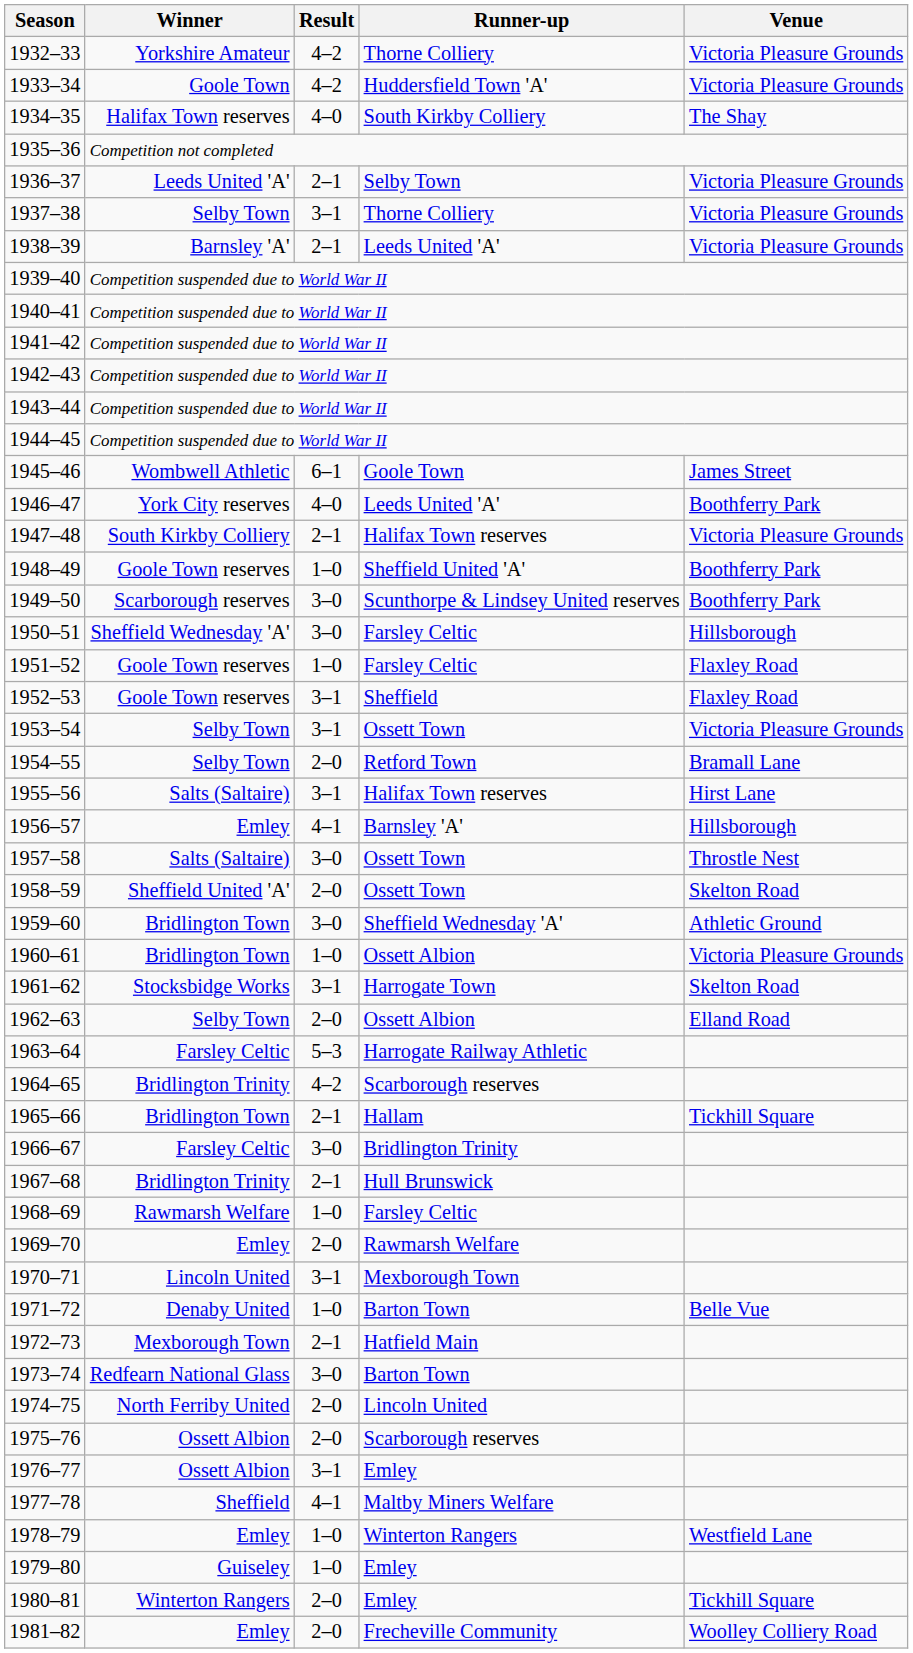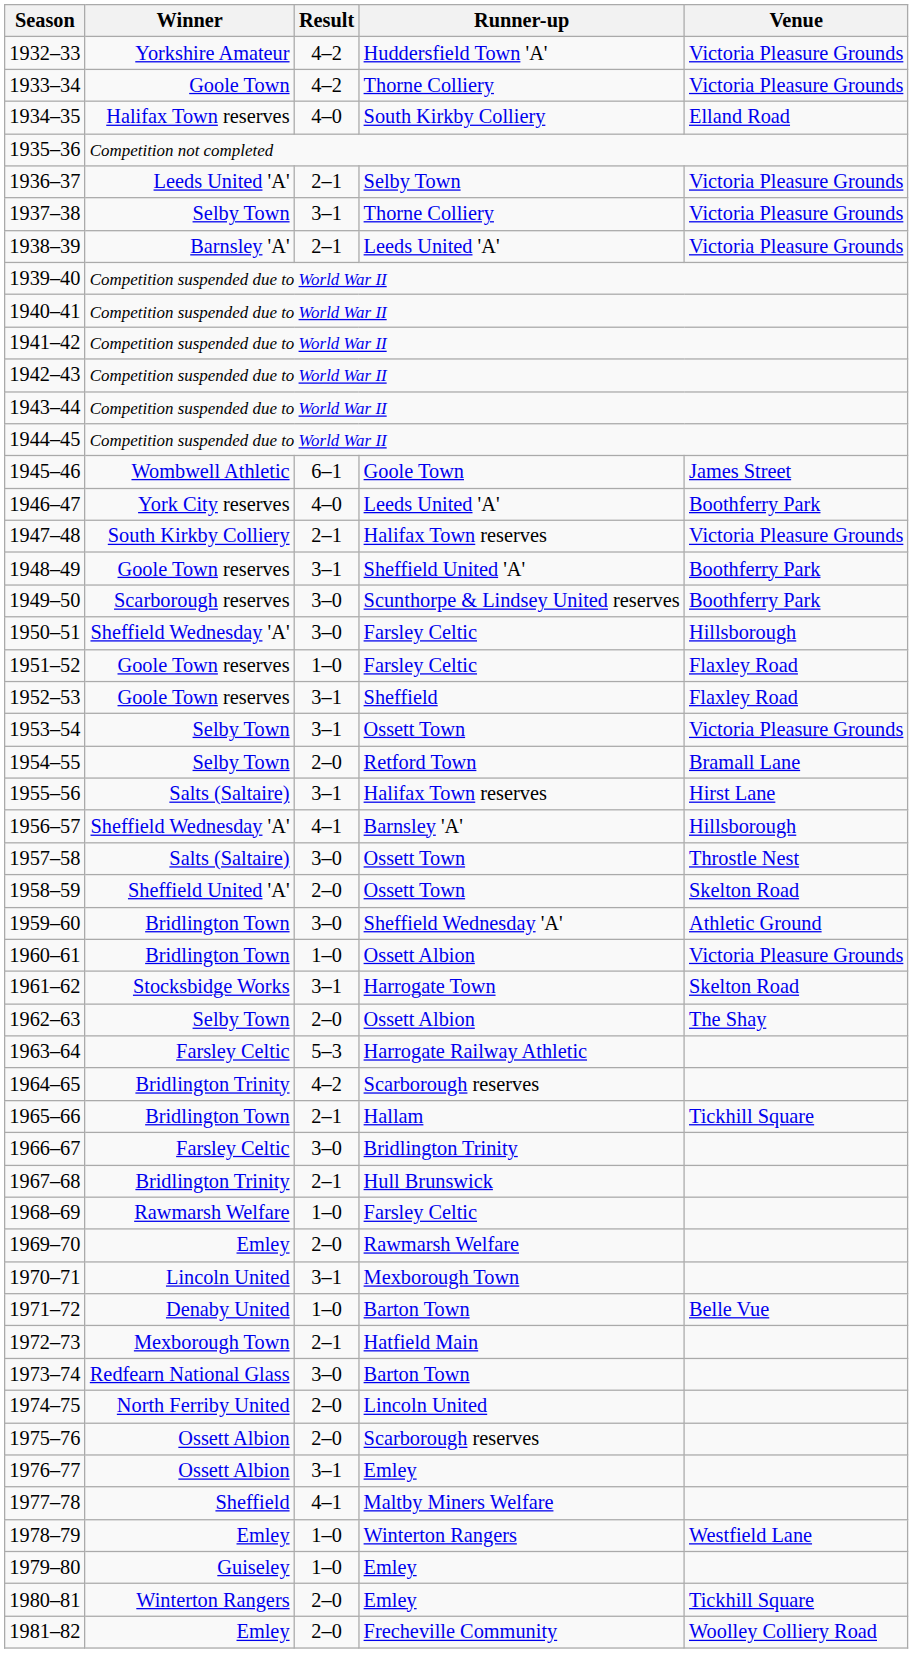(429, 52) Thorne Colliery -> (456, 52) Huddersfield Town 'A'
(456, 85) Huddersfield Town 'A' -> (429, 85) Thorne Colliery
(728, 117) The Shay -> (740, 117) Elland Road
(327, 568) 1–0 -> (327, 568) 3–1
(263, 826) Emley -> (190, 826) Sheffield Wednesday 'A'
(740, 1019) Elland Road -> (728, 1019) The Shay
